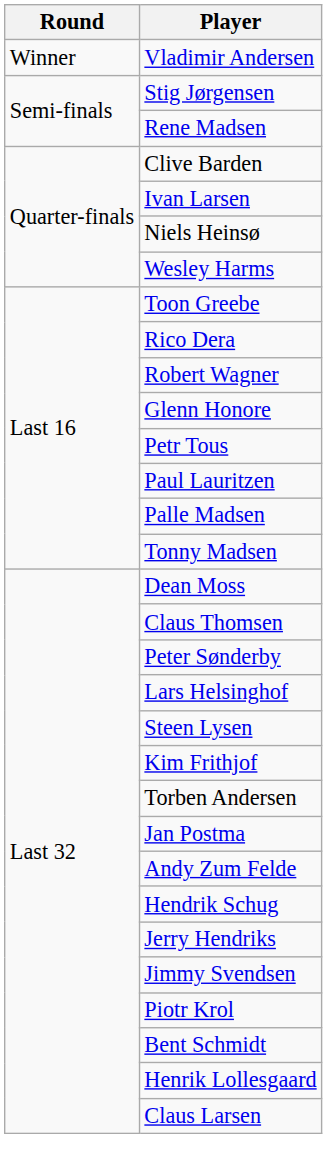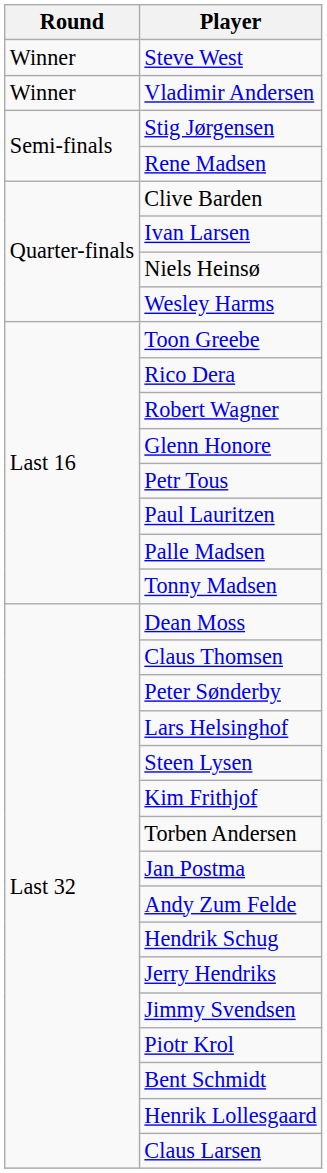+ row: (194, 57)
